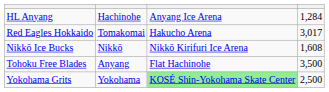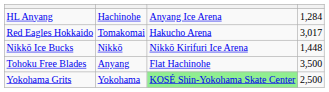(311, 48) 1,608 -> (311, 48) 1,448
